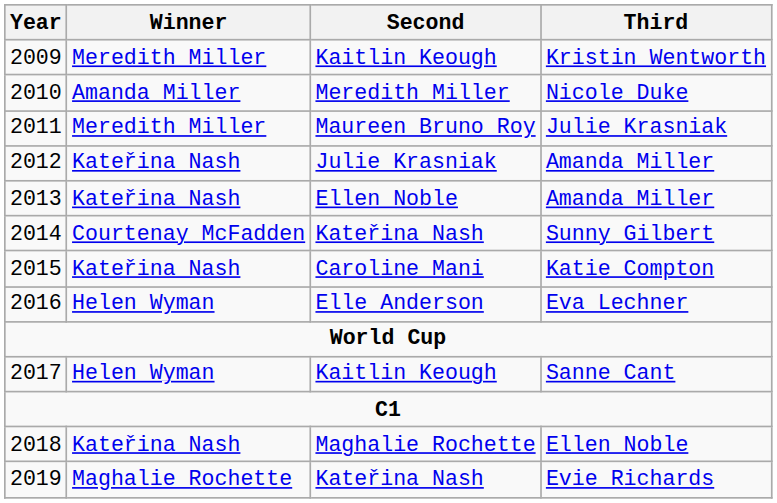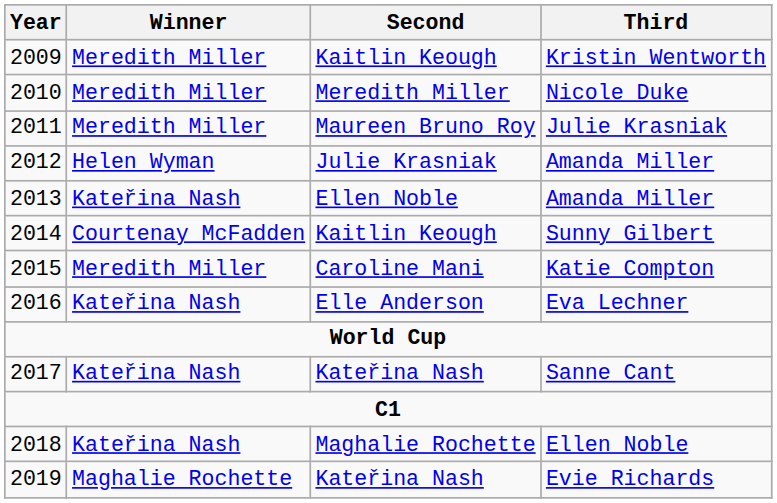(156, 93) Amanda Miller -> (169, 93) Meredith Miller
(156, 163) Kateřina Nash -> (143, 163) Helen Wyman
(400, 233) Kateřina Nash -> (406, 233) Kaitlin Keough
(156, 269) Kateřina Nash -> (169, 269) Meredith Miller
(143, 304) Helen Wyman -> (156, 304) Kateřina Nash
(143, 374) Helen Wyman -> (156, 374) Kateřina Nash
(406, 374) Kaitlin Keough -> (400, 374) Kateřina Nash
